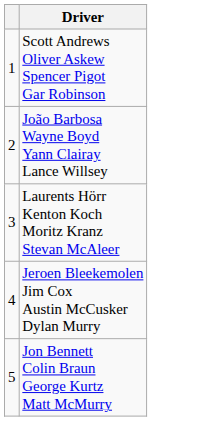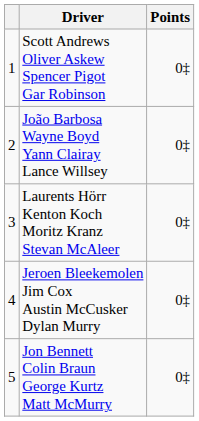+ column: (170, 16)
